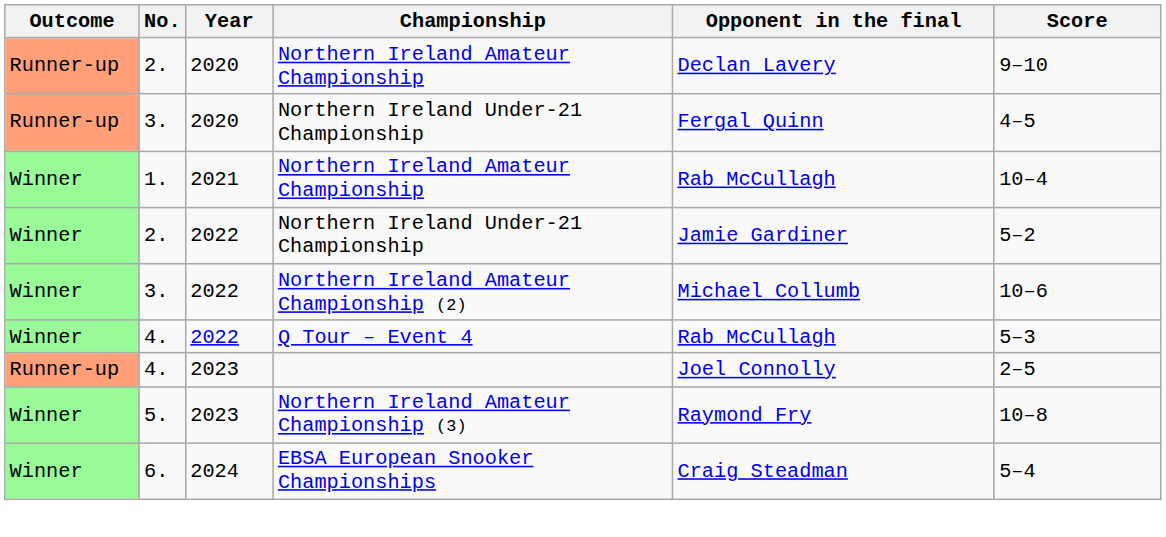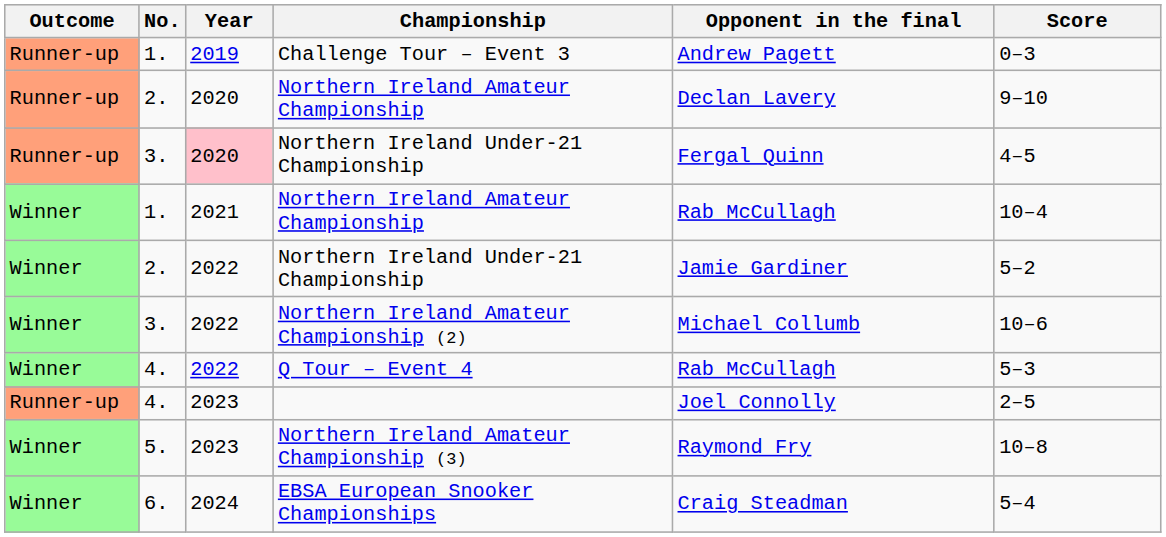+ row: (156, 54)
(215, 123) no background -> (215, 156) pink background
